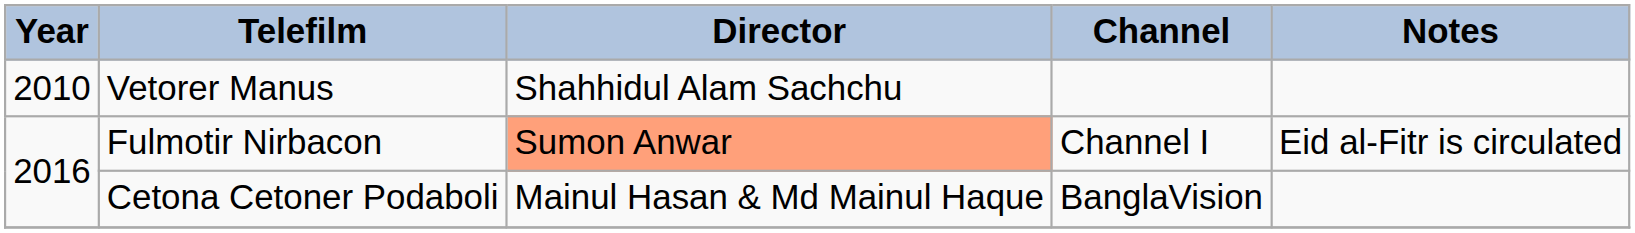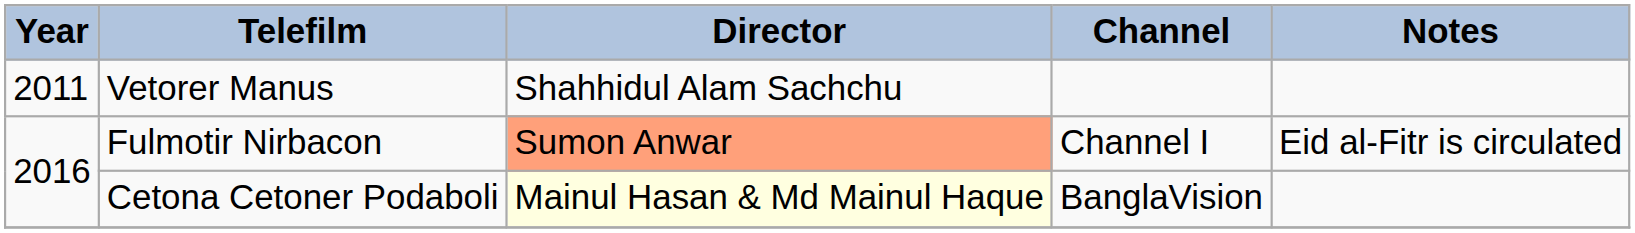(52, 87) 2010 -> (51, 87) 2011
(779, 198) no background -> (779, 198) lightyellow background
